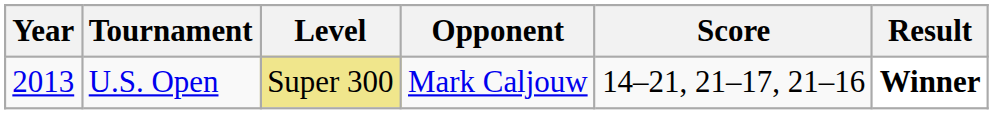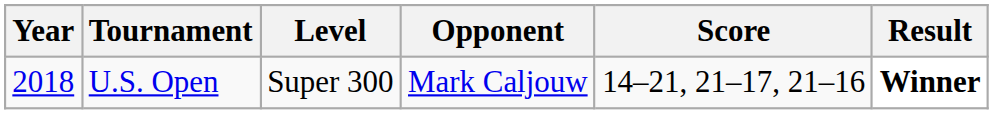(43, 81) 2013 -> (43, 81) 2018
(330, 81) khaki background -> (330, 81) no background
